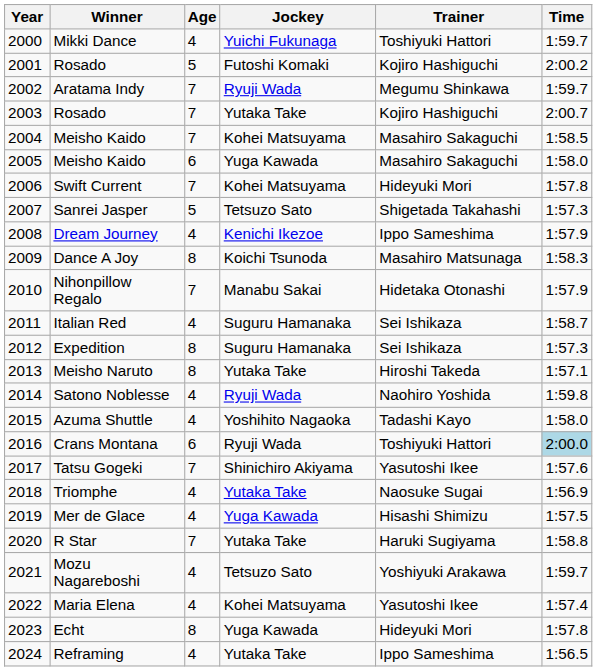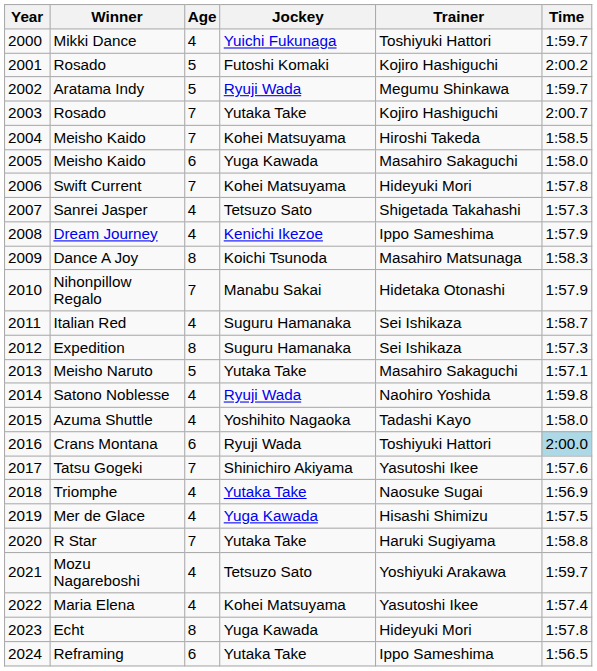(192, 89) 7 -> (192, 89) 5
(448, 138) Masahiro Sakaguchi -> (430, 138) Hiroshi Takeda
(192, 210) 5 -> (192, 210) 4
(192, 372) 8 -> (192, 372) 5
(430, 372) Hiroshi Takeda -> (448, 372) Masahiro Sakaguchi
(192, 654) 4 -> (192, 654) 6
